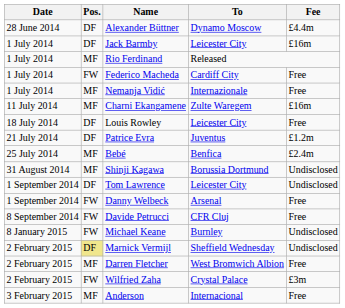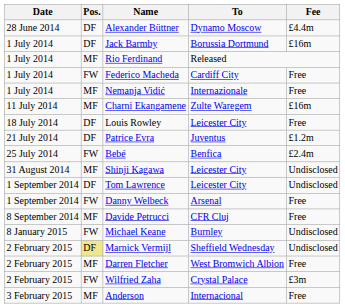(219, 43) Leicester City -> (230, 43) Borussia Dortmund
(91, 153) MF -> (91, 153) FW
(230, 169) Borussia Dortmund -> (219, 169) Leicester City
(91, 216) FW -> (91, 216) MF
